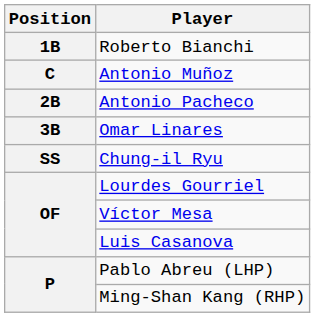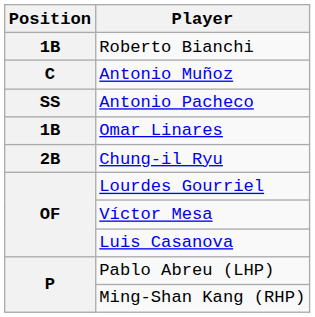(50, 103) 2B -> (50, 103) SS
(50, 131) 3B -> (50, 131) 1B
(50, 158) SS -> (50, 158) 2B
